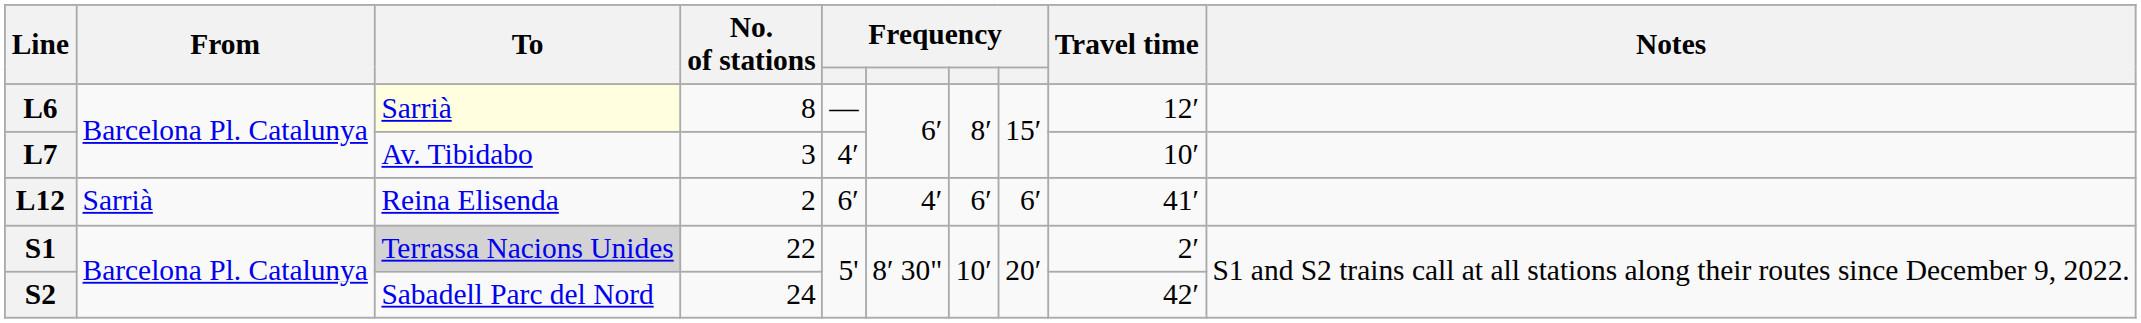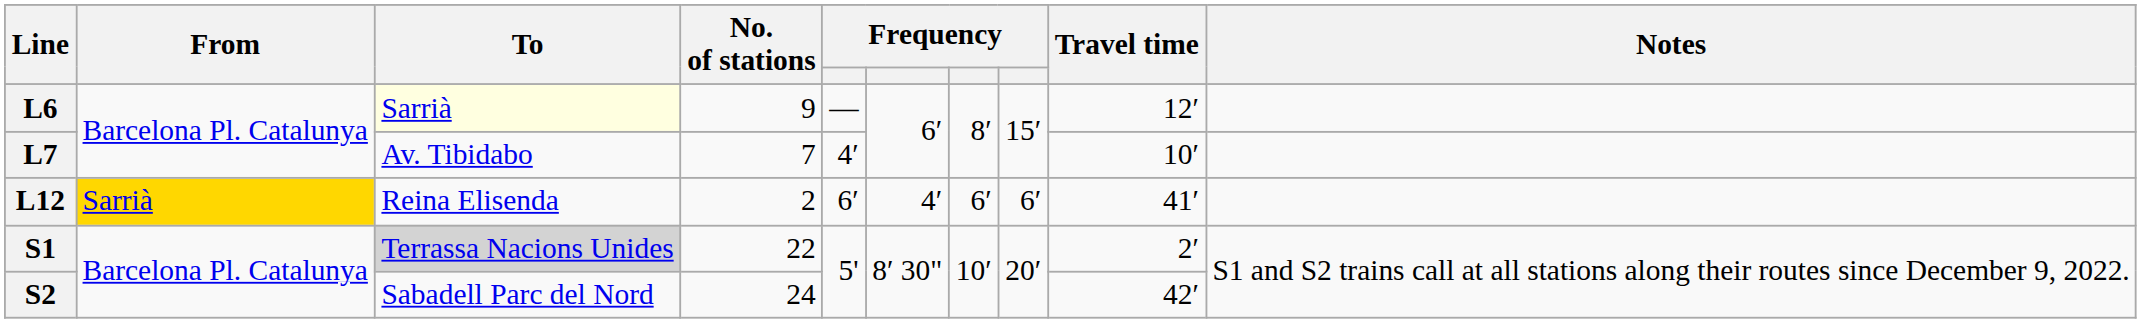(808, 107) 8 -> (808, 107) 9
(808, 154) 3 -> (808, 154) 7
(118, 201) no background -> (118, 201) gold background
